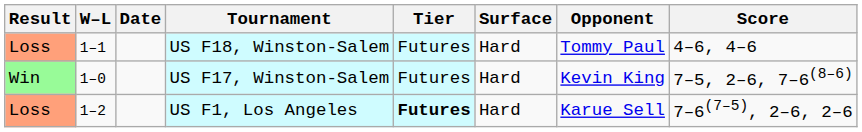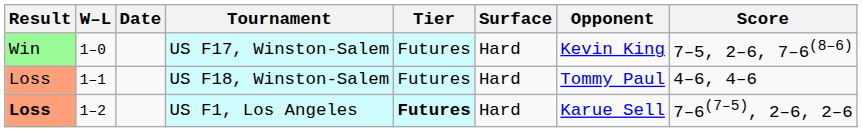rows swapped: (279, 78) <-> (279, 47)
(30, 111) normal -> (30, 111) bold
